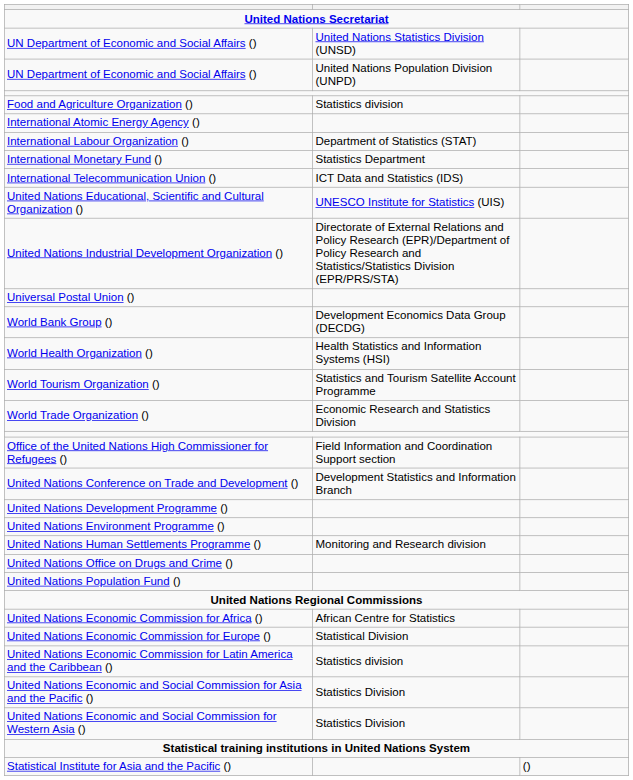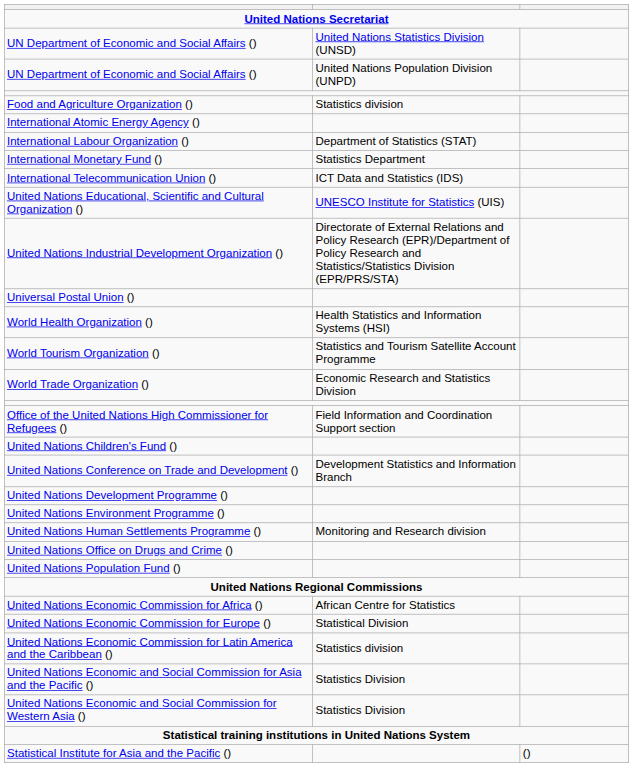- row: (60, 322)
+ row: (92, 446)
